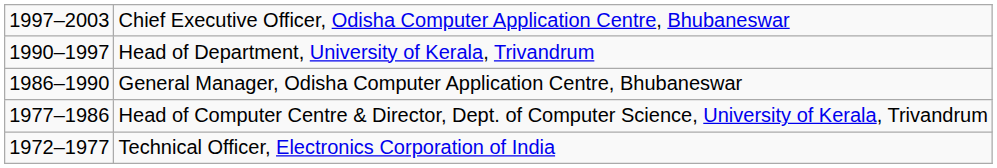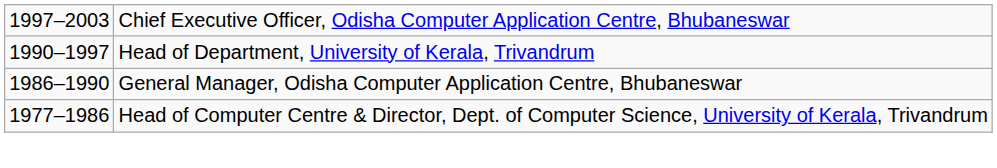- row: (337, 147)
